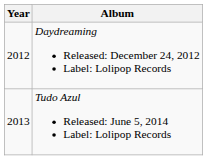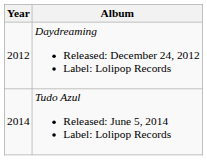(18, 121) 2013 -> (18, 121) 2014
